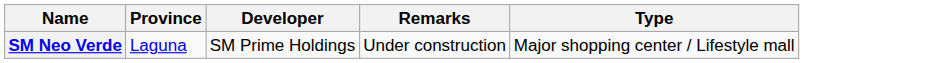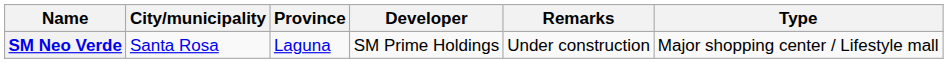+ column: (198, 18)
